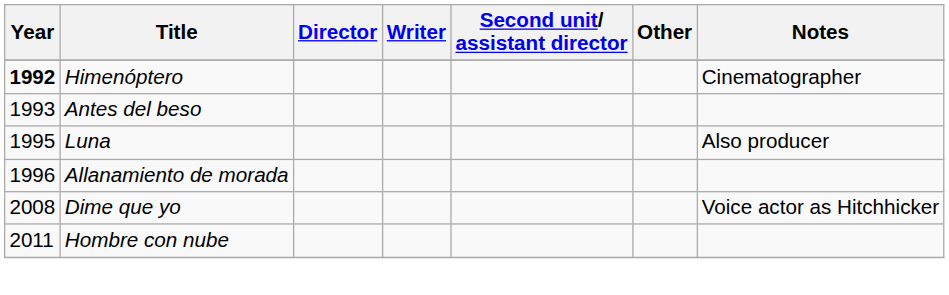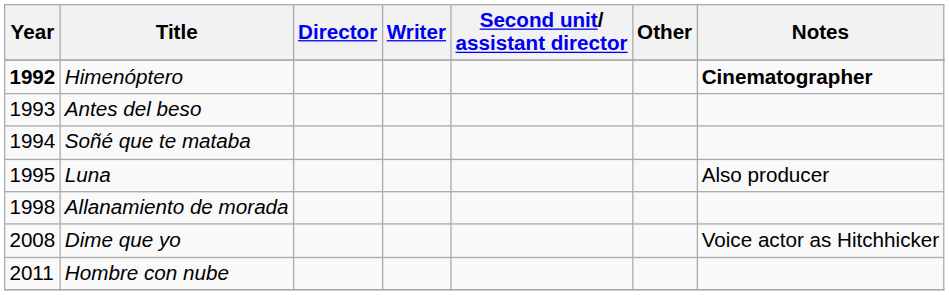(781, 76) normal -> (787, 76) bold
+ row: (158, 142)
(32, 175) 1996 -> (32, 207) 1998
